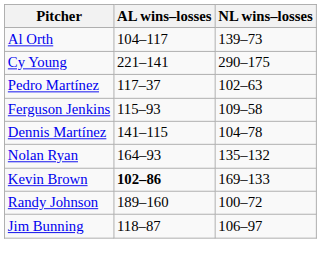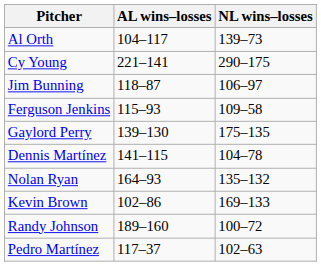rows swapped: (46, 226) <-> (53, 86)
+ row: (50, 132)
(139, 179) bold -> (139, 202) normal
